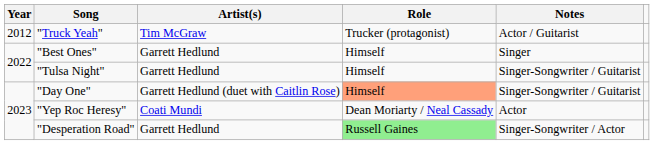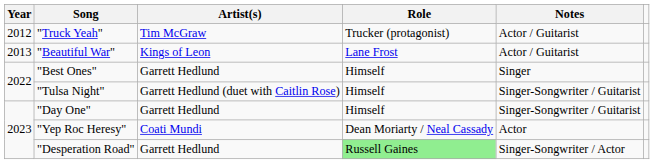+ row: (76, 52)
(180, 71) Garrett Hedlund -> (240, 91) Garrett Hedlund (duet with Caitlin Rose)
(240, 91) Garrett Hedlund (duet with Caitlin Rose) -> (180, 110) Garrett Hedlund
(365, 91) lightsalmon background -> (365, 110) no background
